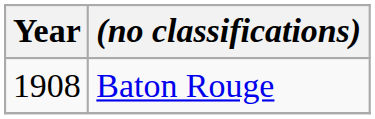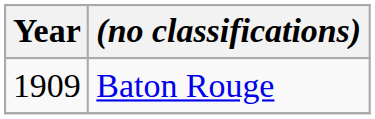(47, 85) 1908 -> (47, 85) 1909
